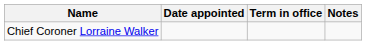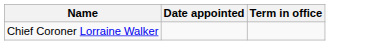- column: (343, 13)
